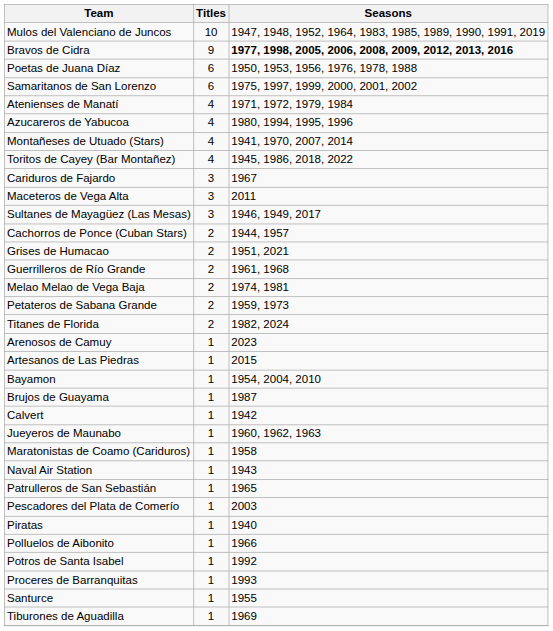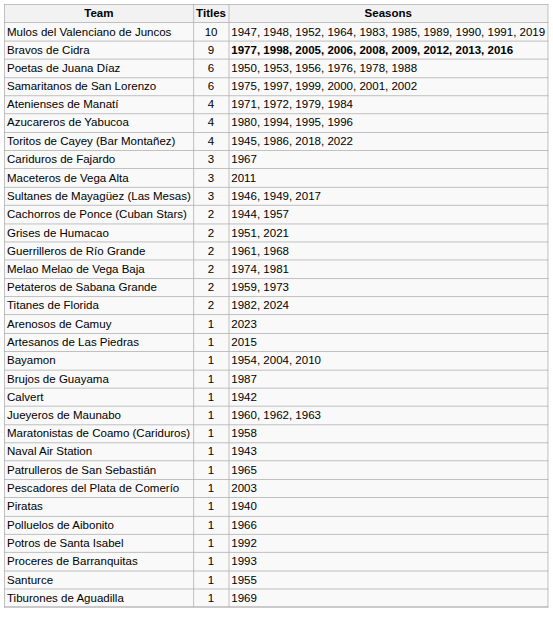- row: (85, 141)
